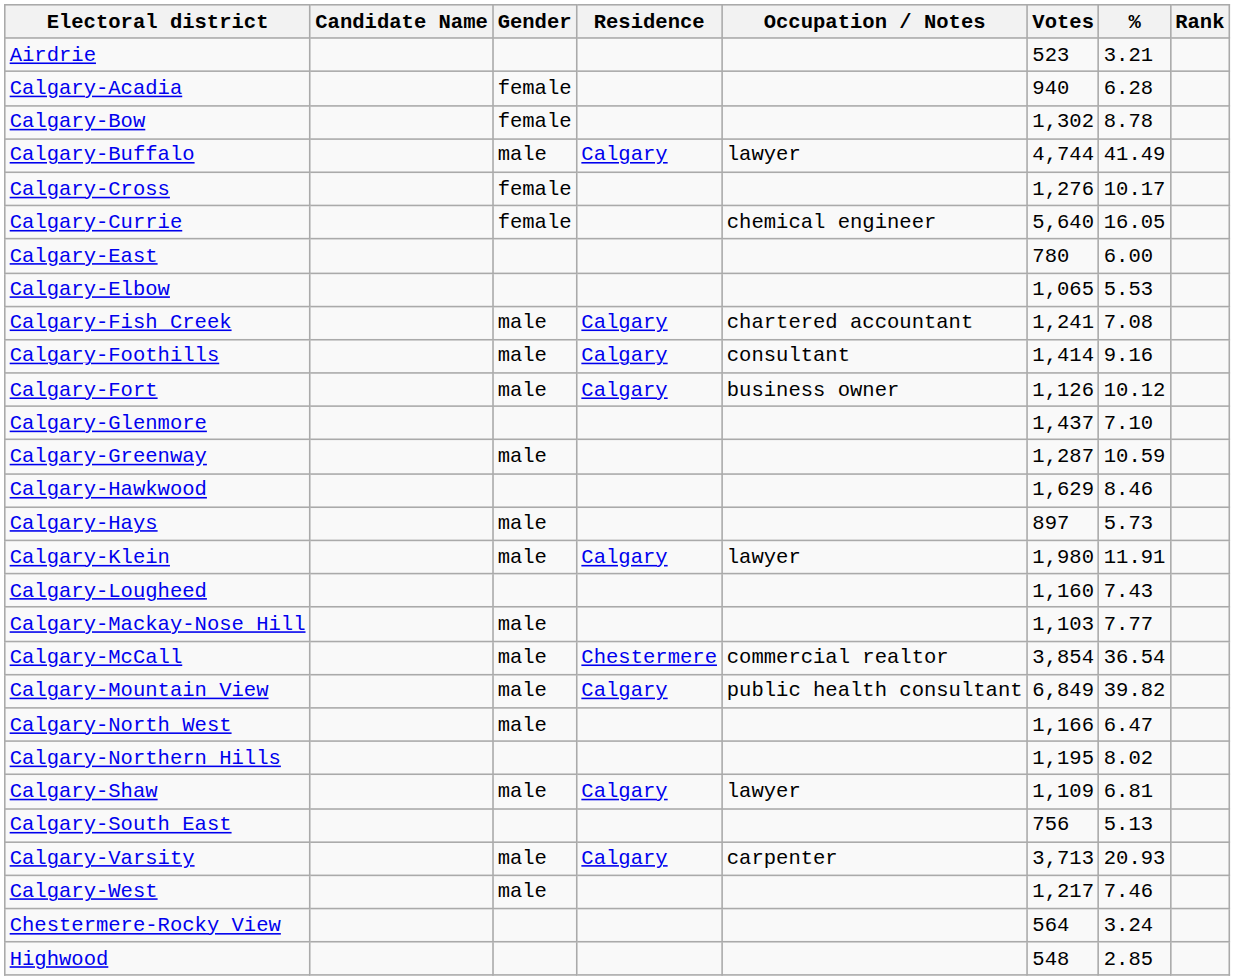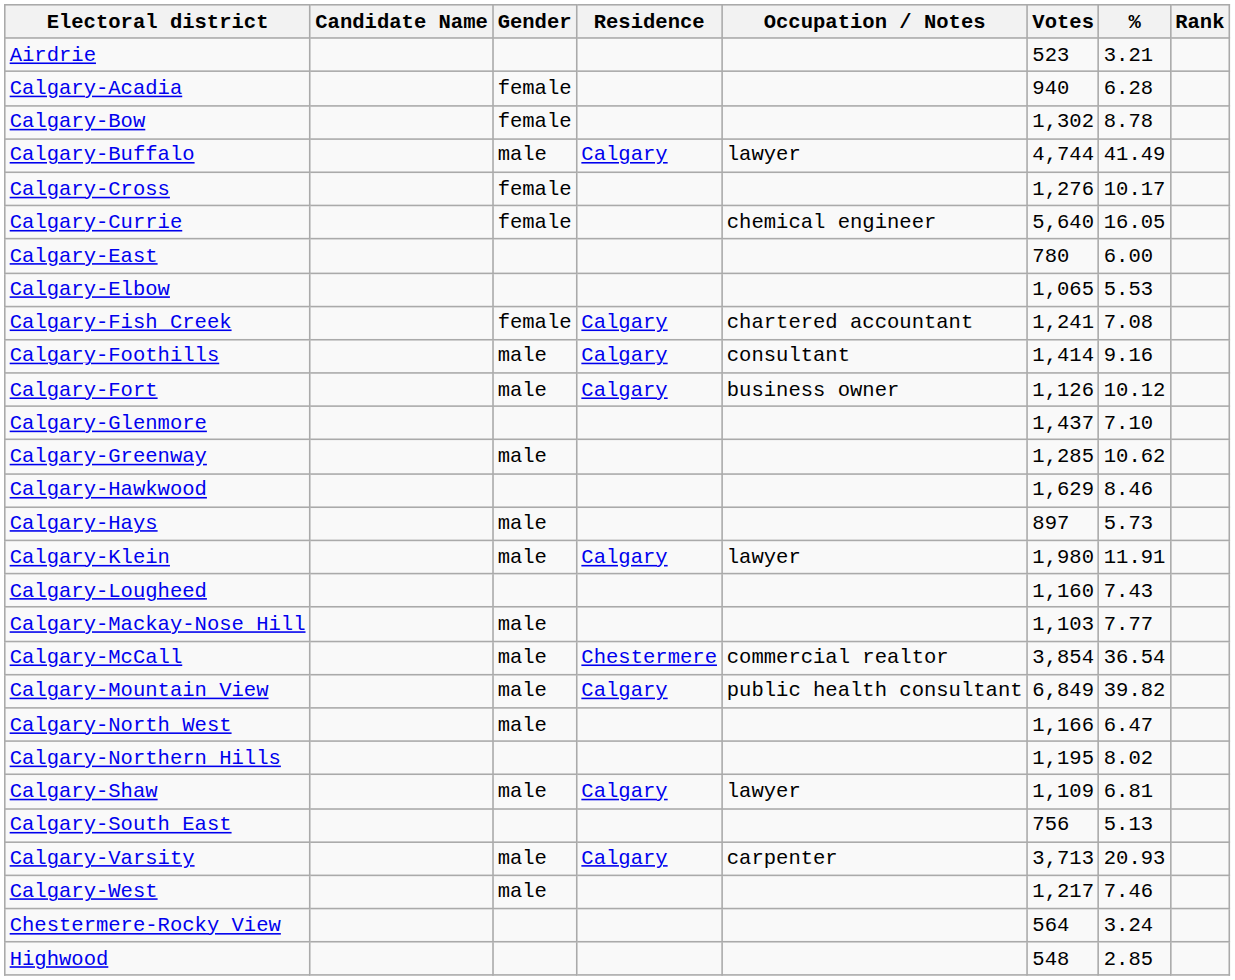(522, 323) male -> (535, 323) female
(1063, 457) 1,287 -> (1063, 457) 1,285
(1135, 457) 10.59 -> (1135, 457) 10.62
